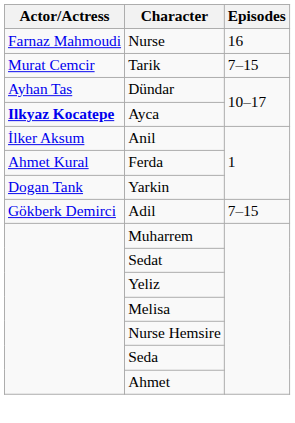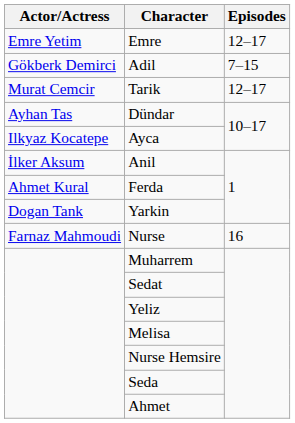+ row: (145, 41)
rows swapped: (142, 211) <-> (146, 41)
(243, 65) 7–15 -> (247, 89) 12–17
(61, 114) bold -> (58, 138) normal
